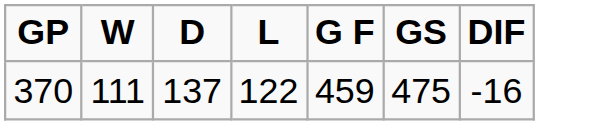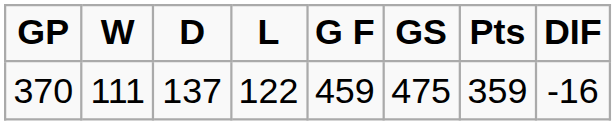+ column: (497, 32)
